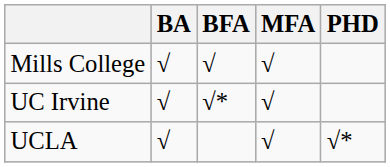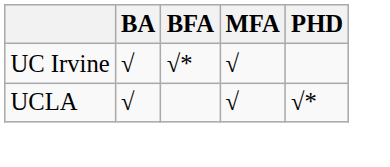- row: (78, 63)
